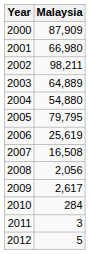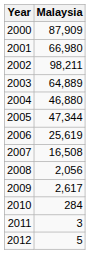(66, 100) 54,880 -> (66, 100) 46,880
(66, 118) 79,795 -> (66, 118) 47,344
